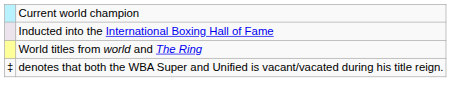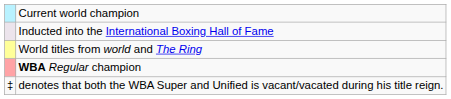+ row: (80, 67)
